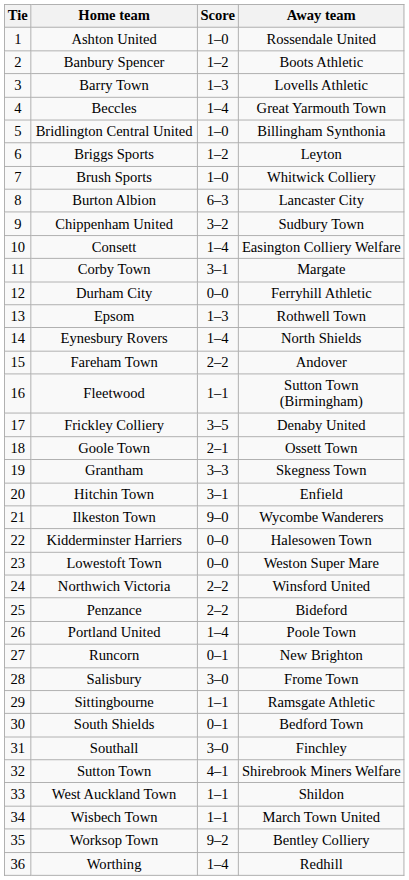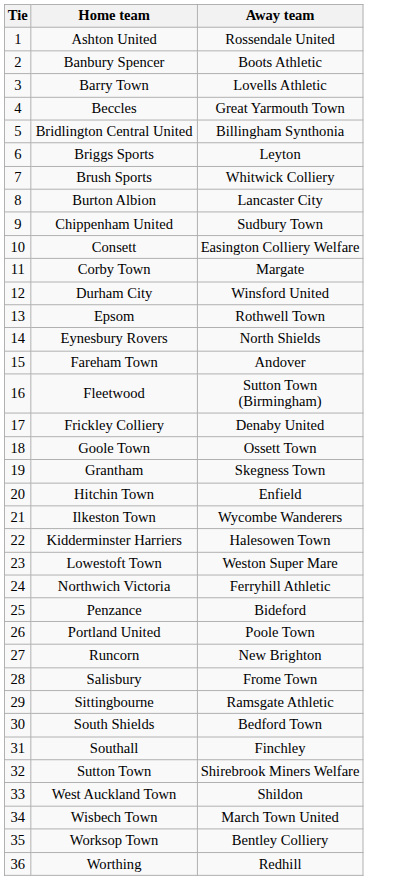- column: (218, 16)
(321, 293) Ferryhill Athletic -> (280, 293) Winsford United
(321, 586) Winsford United -> (280, 586) Ferryhill Athletic
